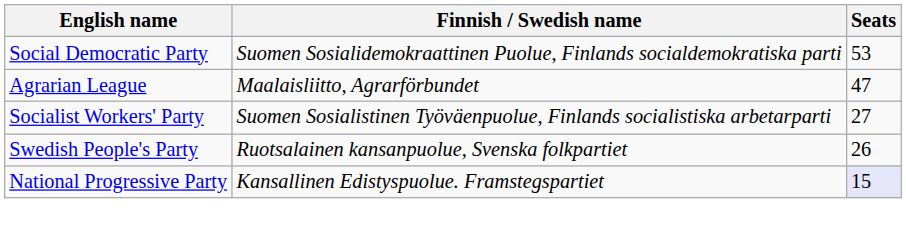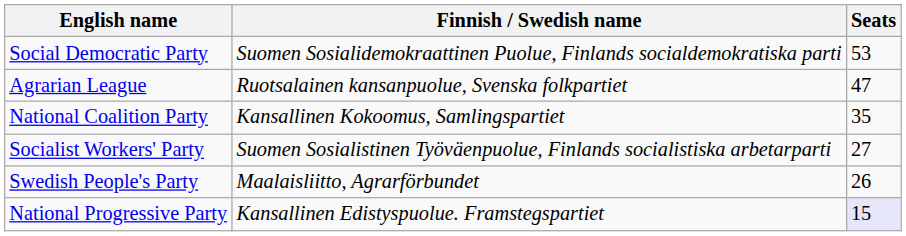(358, 85) Maalaisliitto, Agrarförbundet -> (432, 85) Ruotsalainen kansanpuolue, Svenska folkpartiet
+ row: (109, 117)
(432, 149) Ruotsalainen kansanpuolue, Svenska folkpartiet -> (358, 181) Maalaisliitto, Agrarförbundet
